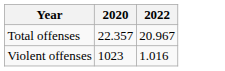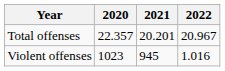+ column: (157, 14)
